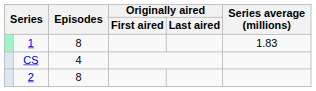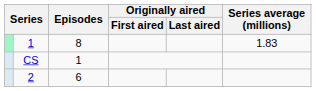(79, 60) 4 -> (79, 60) 1
(79, 77) 8 -> (79, 77) 6
